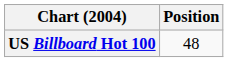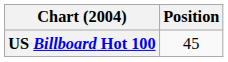(191, 43) 48 -> (191, 43) 45
